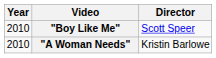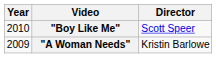(18, 45) 2010 -> (18, 45) 2009
